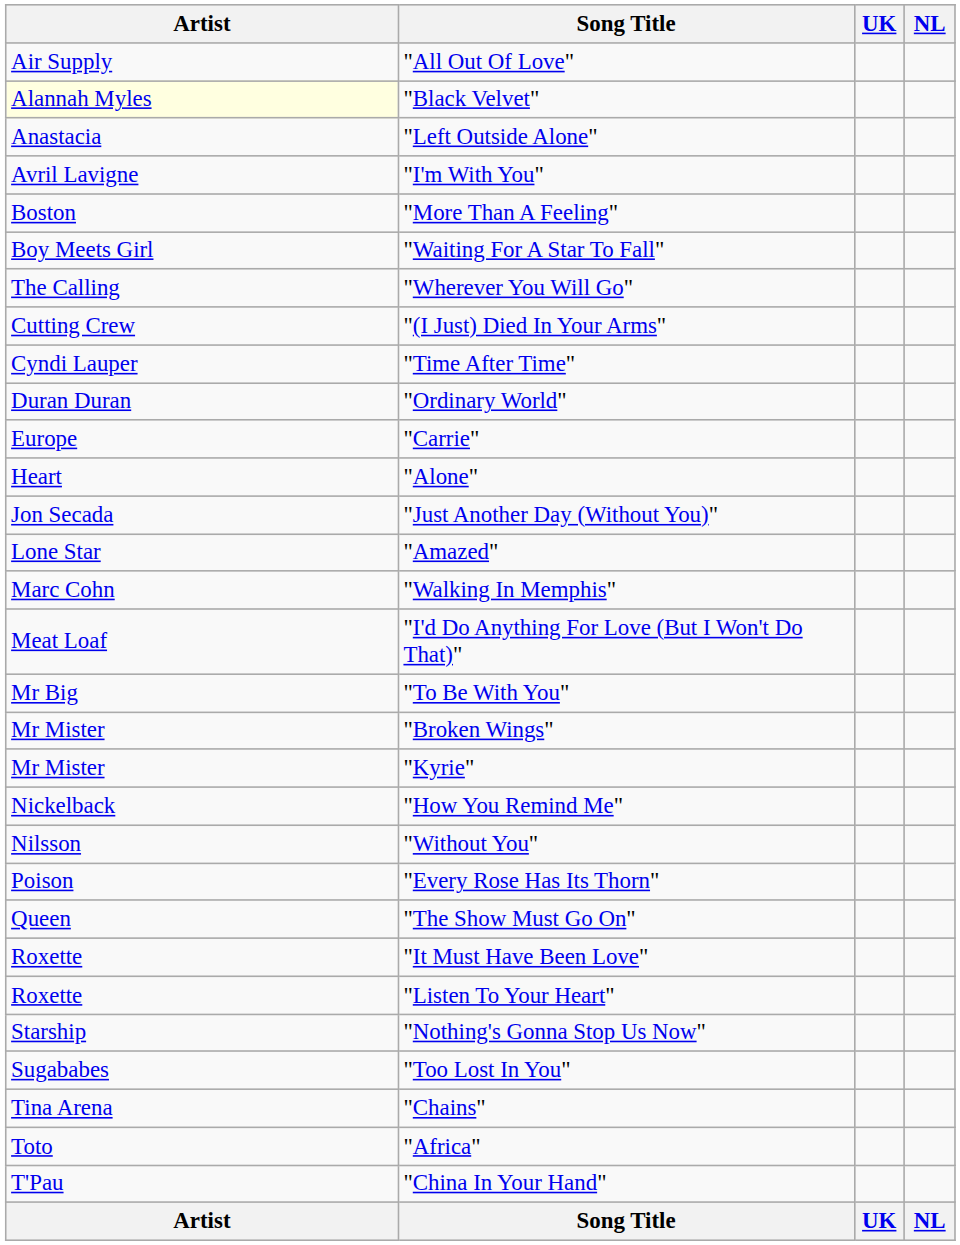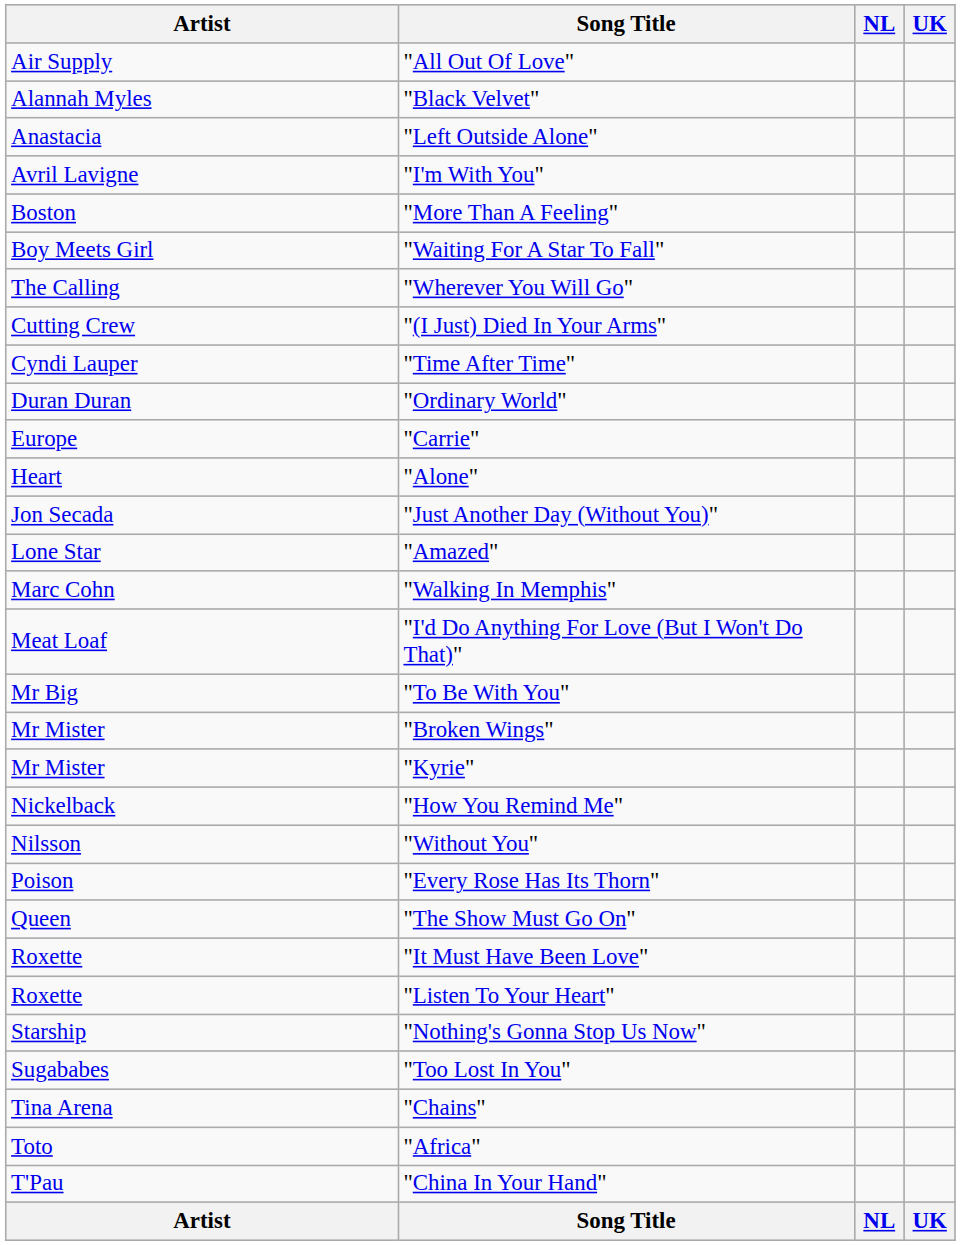columns swapped: (879, 23) <-> (930, 23)
(81, 98) lightyellow background -> (81, 98) no background
